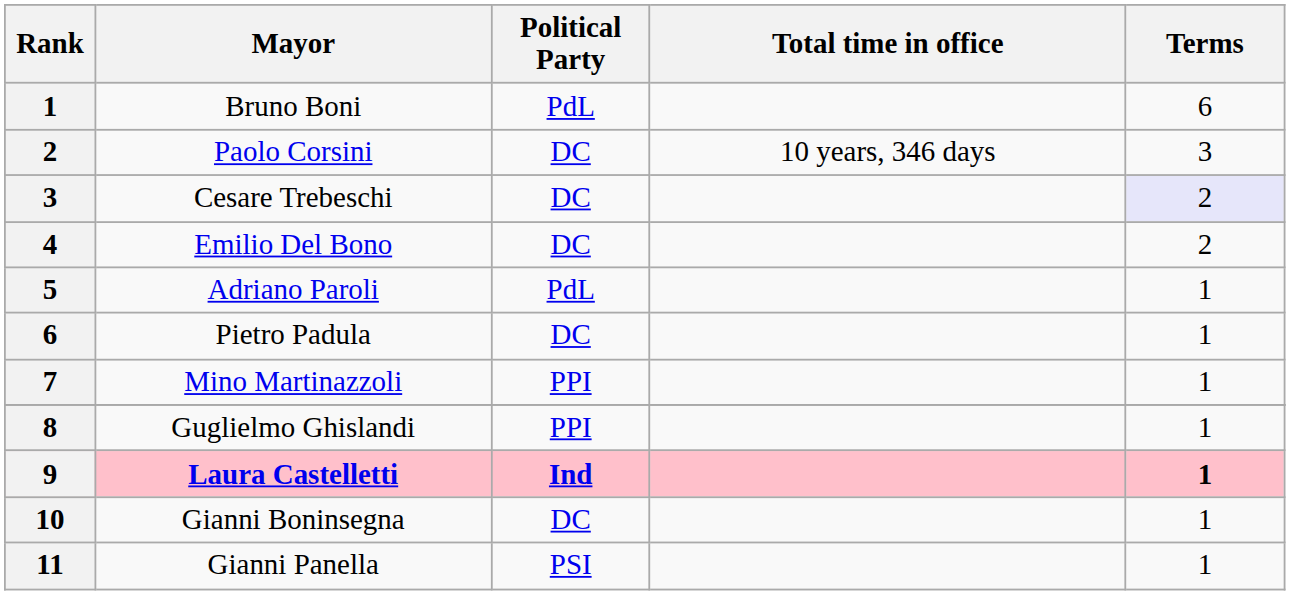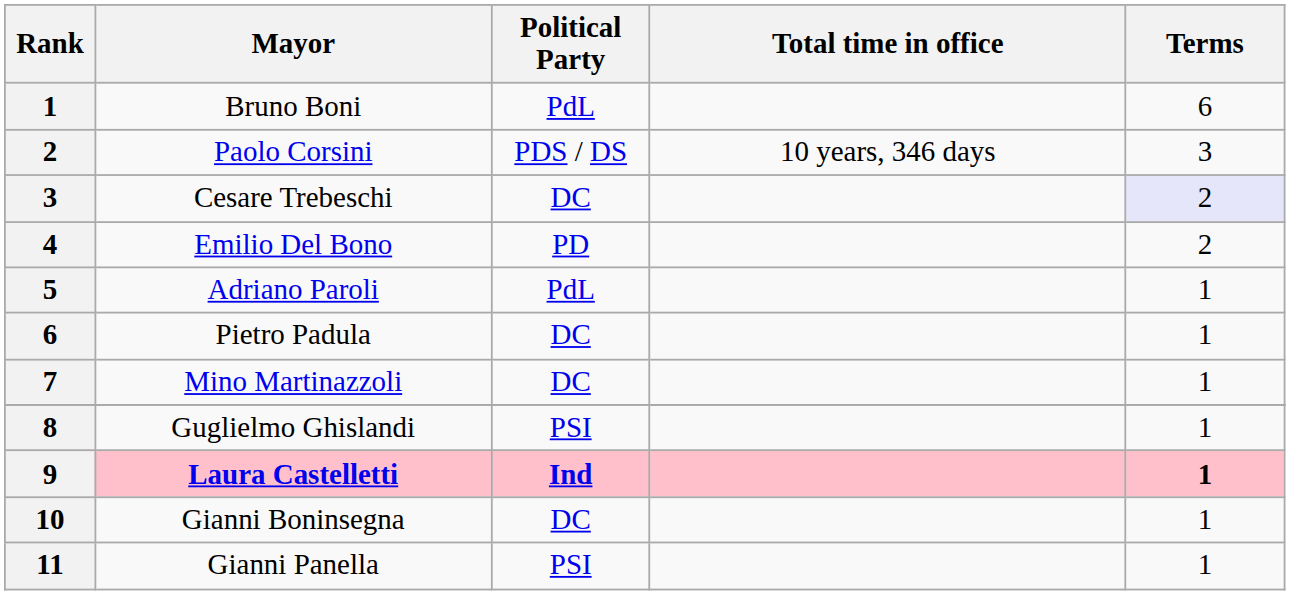(571, 151) DC -> (571, 151) PDS / DS
(571, 243) DC -> (571, 243) PD
(571, 381) PPI -> (571, 381) DC
(571, 427) PPI -> (571, 427) PSI
